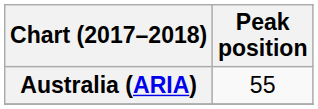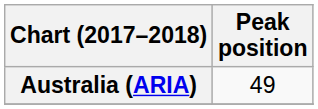(263, 85) 55 -> (263, 85) 49
